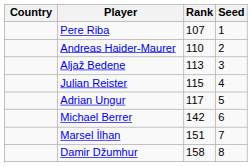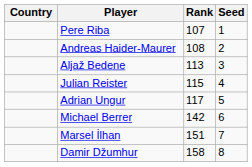(195, 48) 110 -> (195, 48) 108
